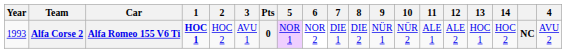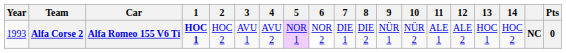columns swapped: (549, 12) <-> (268, 12)
